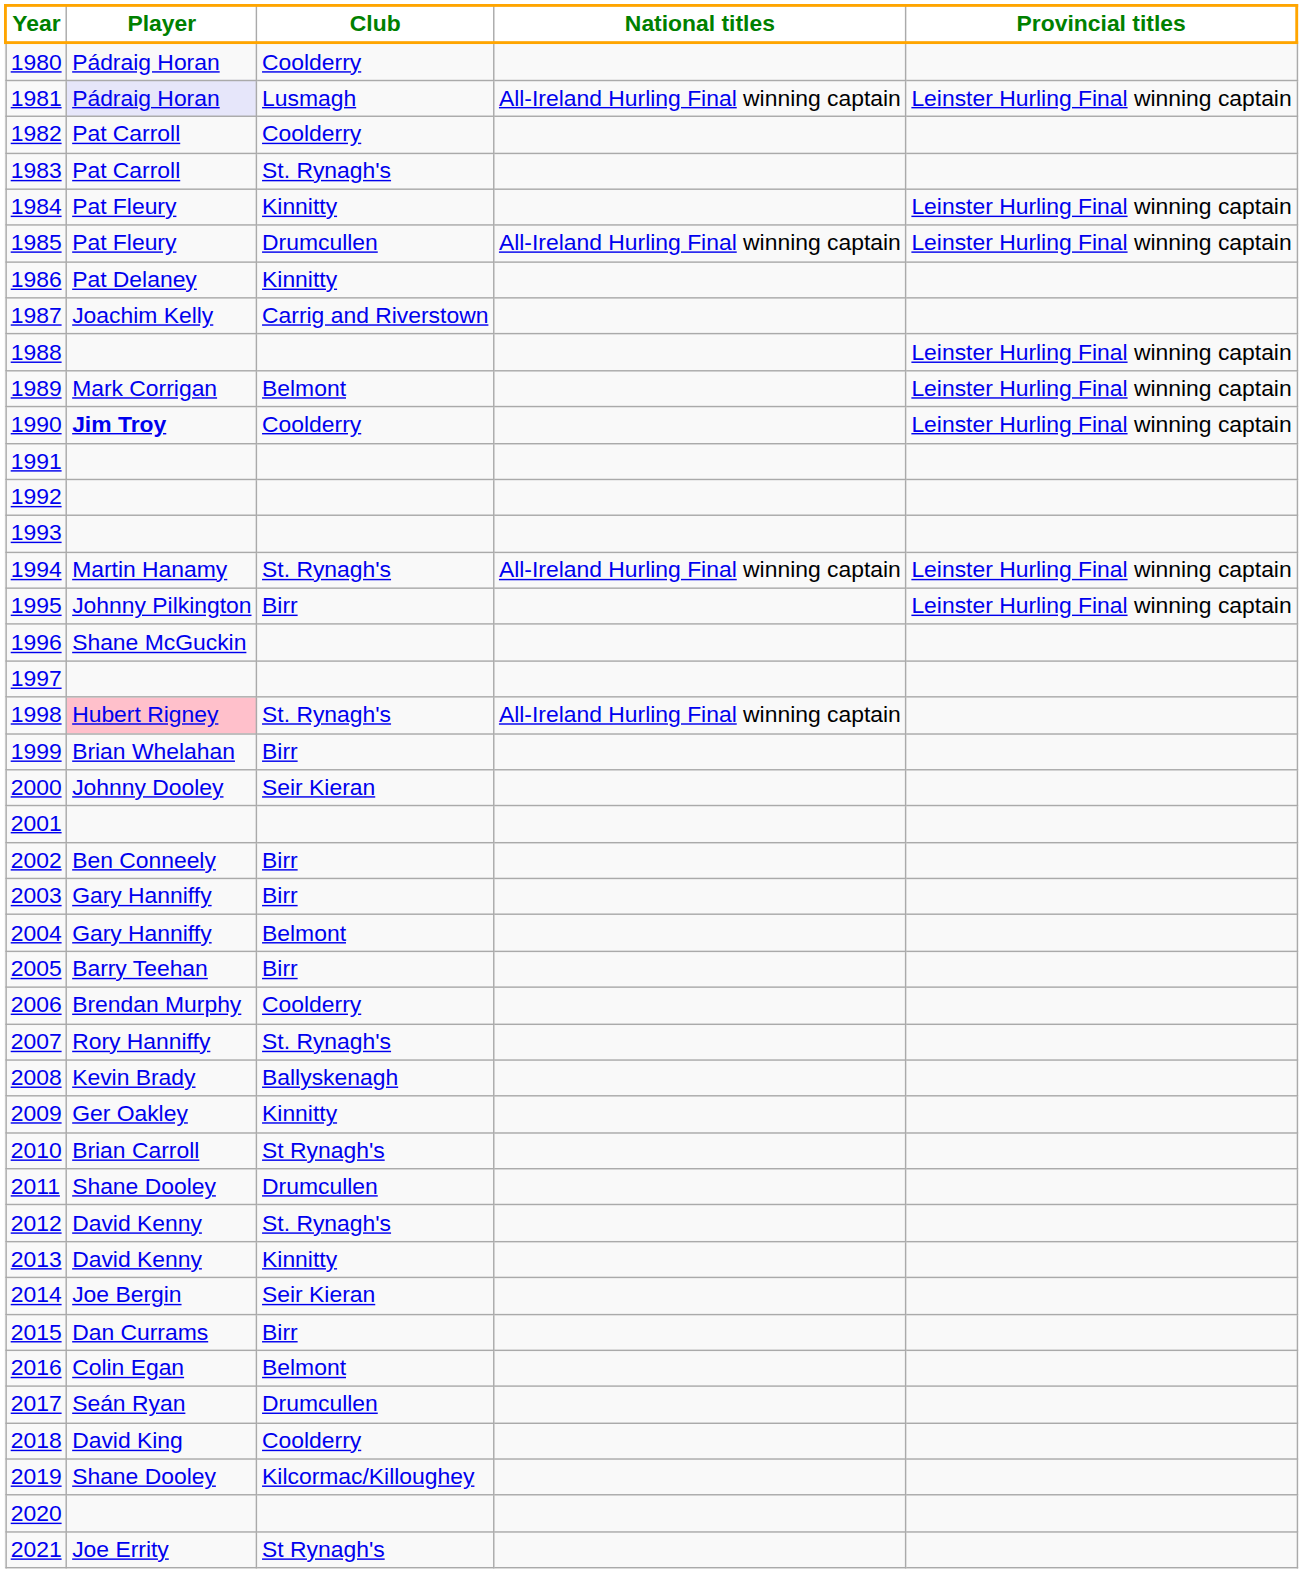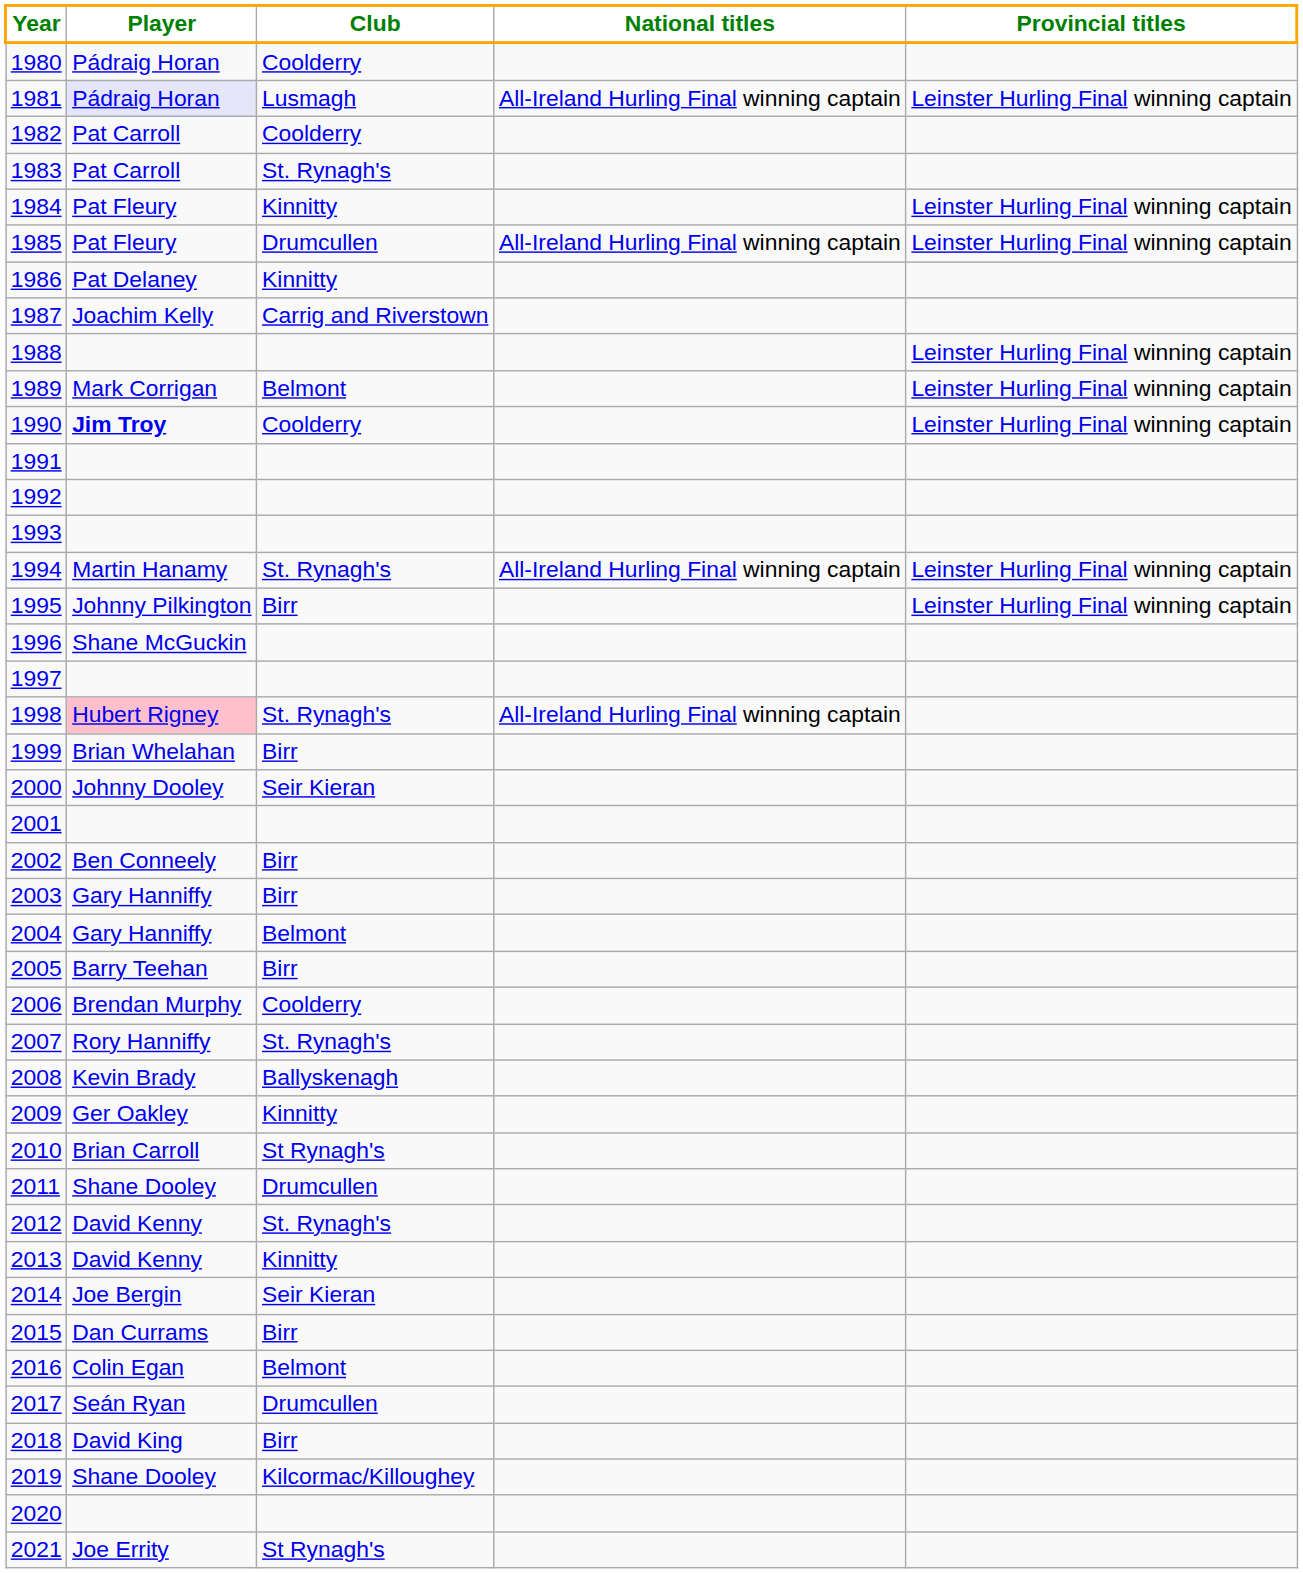(312, 1440) Coolderry -> (280, 1440) Birr
